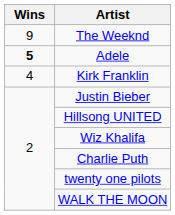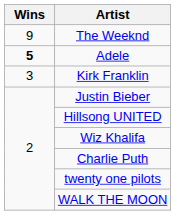(30, 76) 4 -> (30, 76) 3
